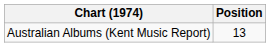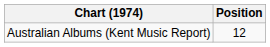(239, 32) 13 -> (239, 32) 12
